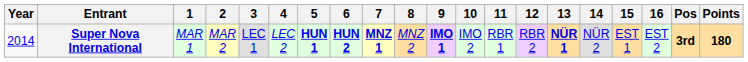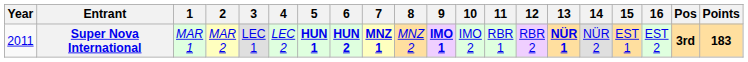(21, 41) 2014 -> (20, 41) 2011
(721, 41) 180 -> (721, 41) 183
